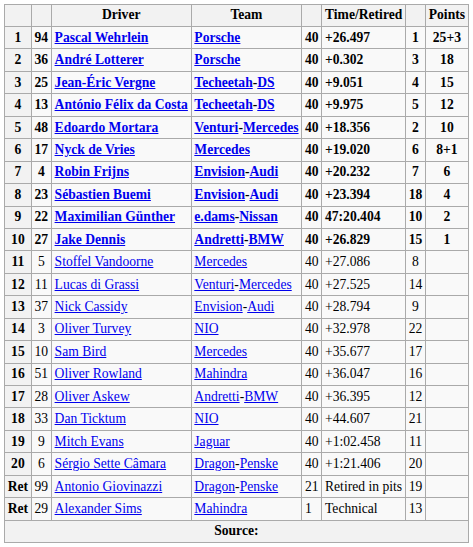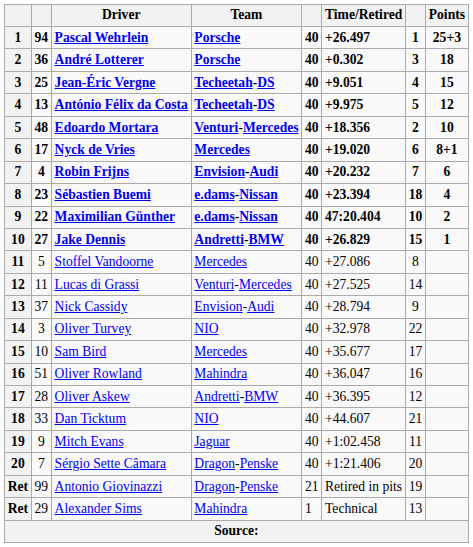(236, 194) Envision-Audi -> (236, 194) e.dams-Nissan
(41, 464) 6 -> (41, 464) 7
